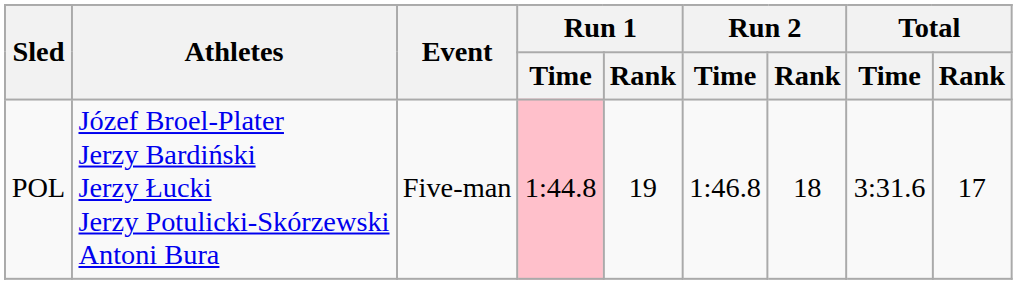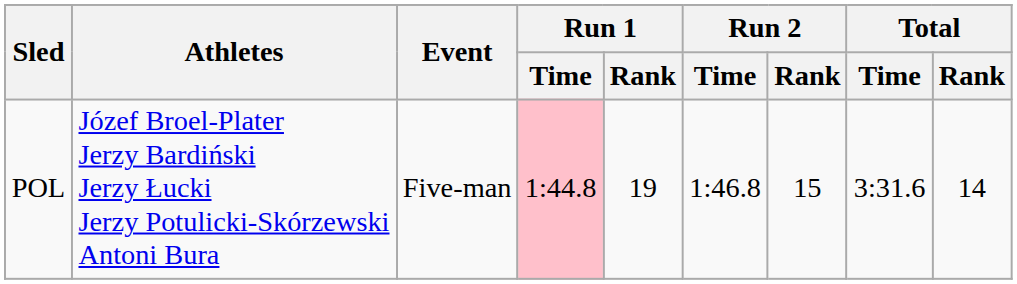(807, 188) 18 -> (807, 188) 15
(972, 188) 17 -> (972, 188) 14
